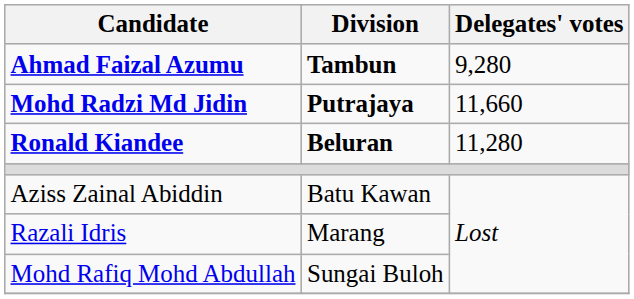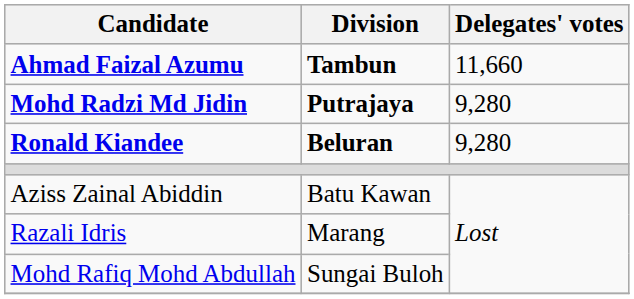(483, 63) 9,280 -> (489, 63) 11,660
(489, 103) 11,660 -> (483, 103) 9,280
(489, 143) 11,280 -> (483, 143) 9,280
